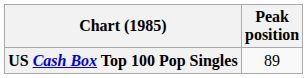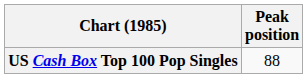(272, 60) 89 -> (272, 60) 88
